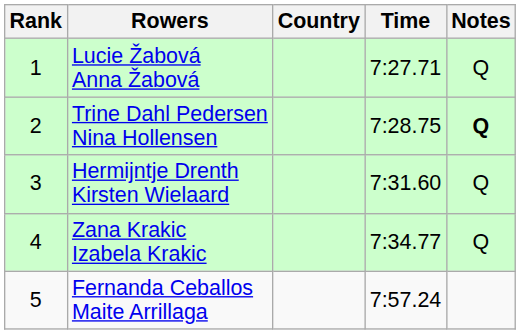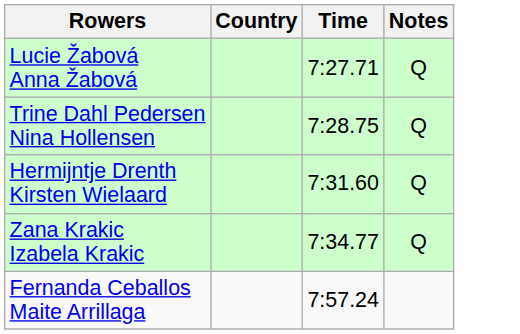- column: (36, 21)
(481, 125) bold -> (419, 125) normal
